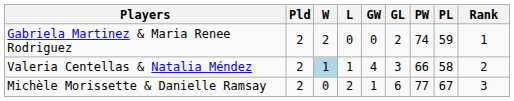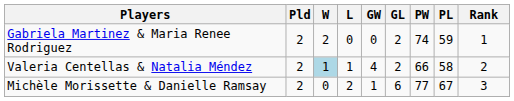(398, 67) 3 -> (398, 67) 2
